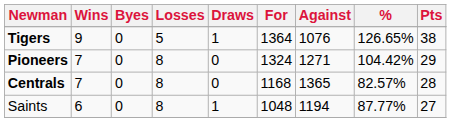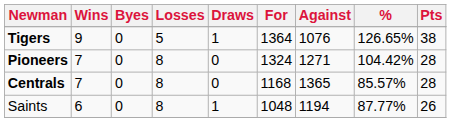(428, 60) 29 -> (428, 60) 28
(382, 83) 82.57% -> (382, 83) 85.57%
(428, 106) 27 -> (428, 106) 26
